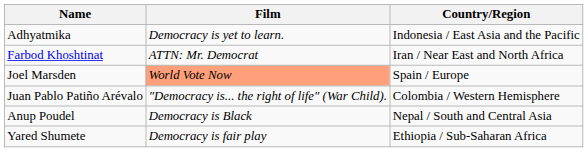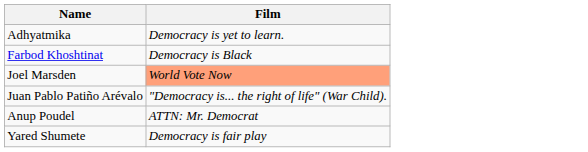- column: (486, 14)
(203, 55) ATTN: Mr. Democrat -> (200, 55) Democracy is Black
(200, 116) Democracy is Black -> (203, 116) ATTN: Mr. Democrat
